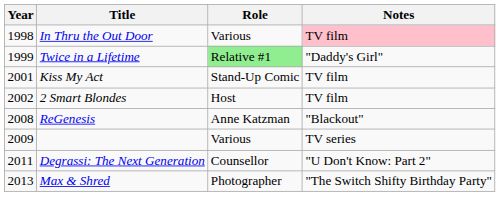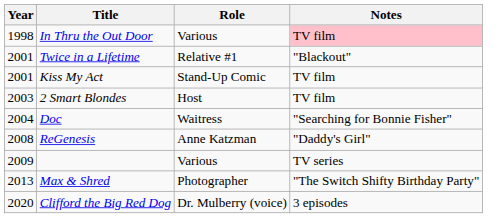(21, 56) 1999 -> (21, 56) 2001
(241, 56) lightgreen background -> (207, 56) no background
(344, 56) "Daddy's Girl" -> (322, 56) "Blackout"
(21, 98) 2002 -> (21, 98) 2003
+ row: (51, 118)
(334, 118) "Blackout" -> (332, 139) "Daddy's Girl"
- row: (122, 160)
+ row: (105, 202)
